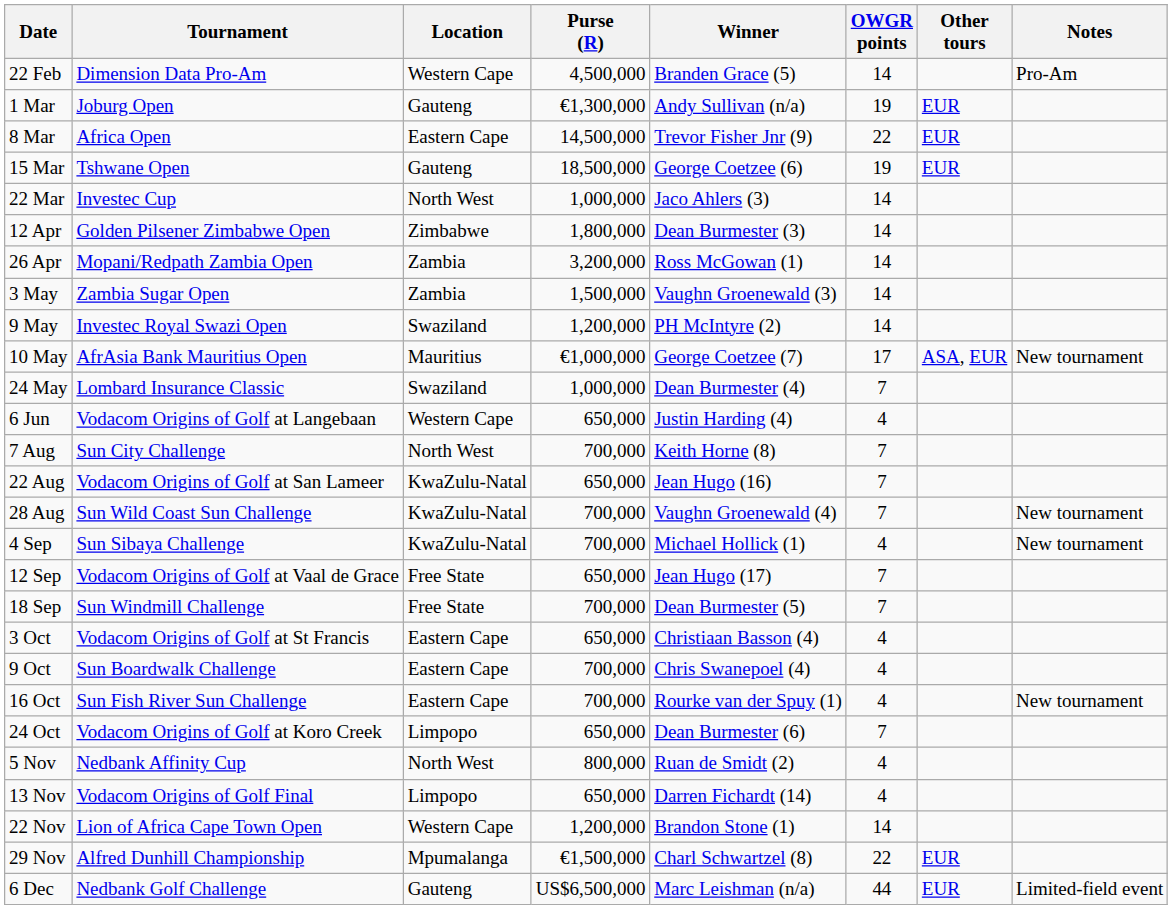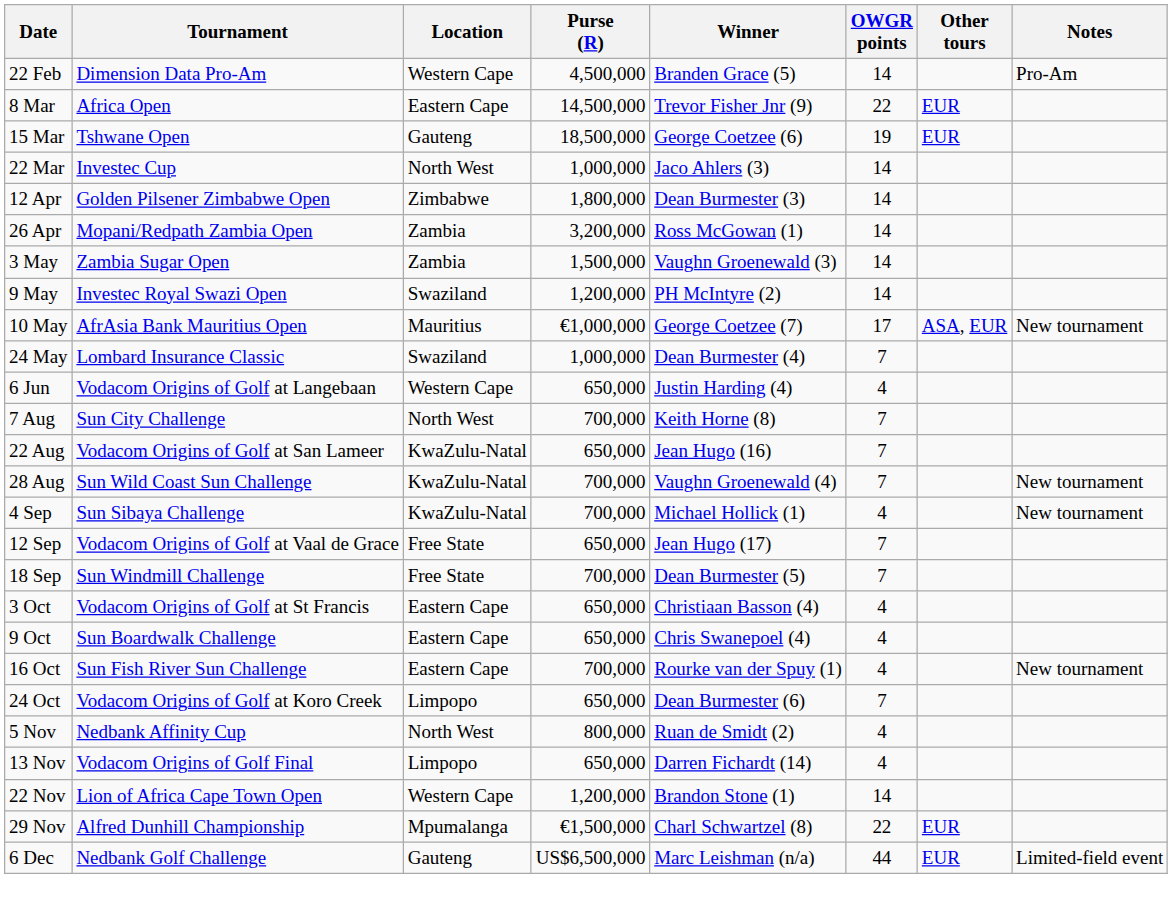- row: (32, 105)
(615, 669) 700,000 -> (615, 638) 650,000
